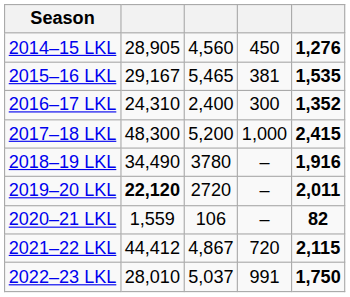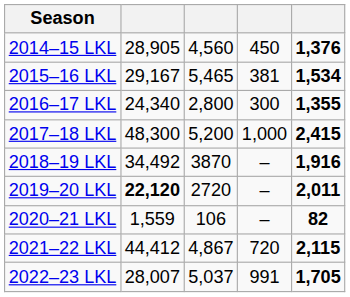(318, 47) 1,276 -> (318, 47) 1,376
(318, 76) 1,535 -> (318, 76) 1,534
(152, 104) 24,310 -> (152, 104) 24,340
(211, 104) 2,400 -> (211, 104) 2,800
(318, 104) 1,352 -> (318, 104) 1,355
(152, 162) 34,490 -> (152, 162) 34,492
(211, 162) 3780 -> (211, 162) 3870
(152, 276) 28,010 -> (152, 276) 28,007
(318, 276) 1,750 -> (318, 276) 1,705
